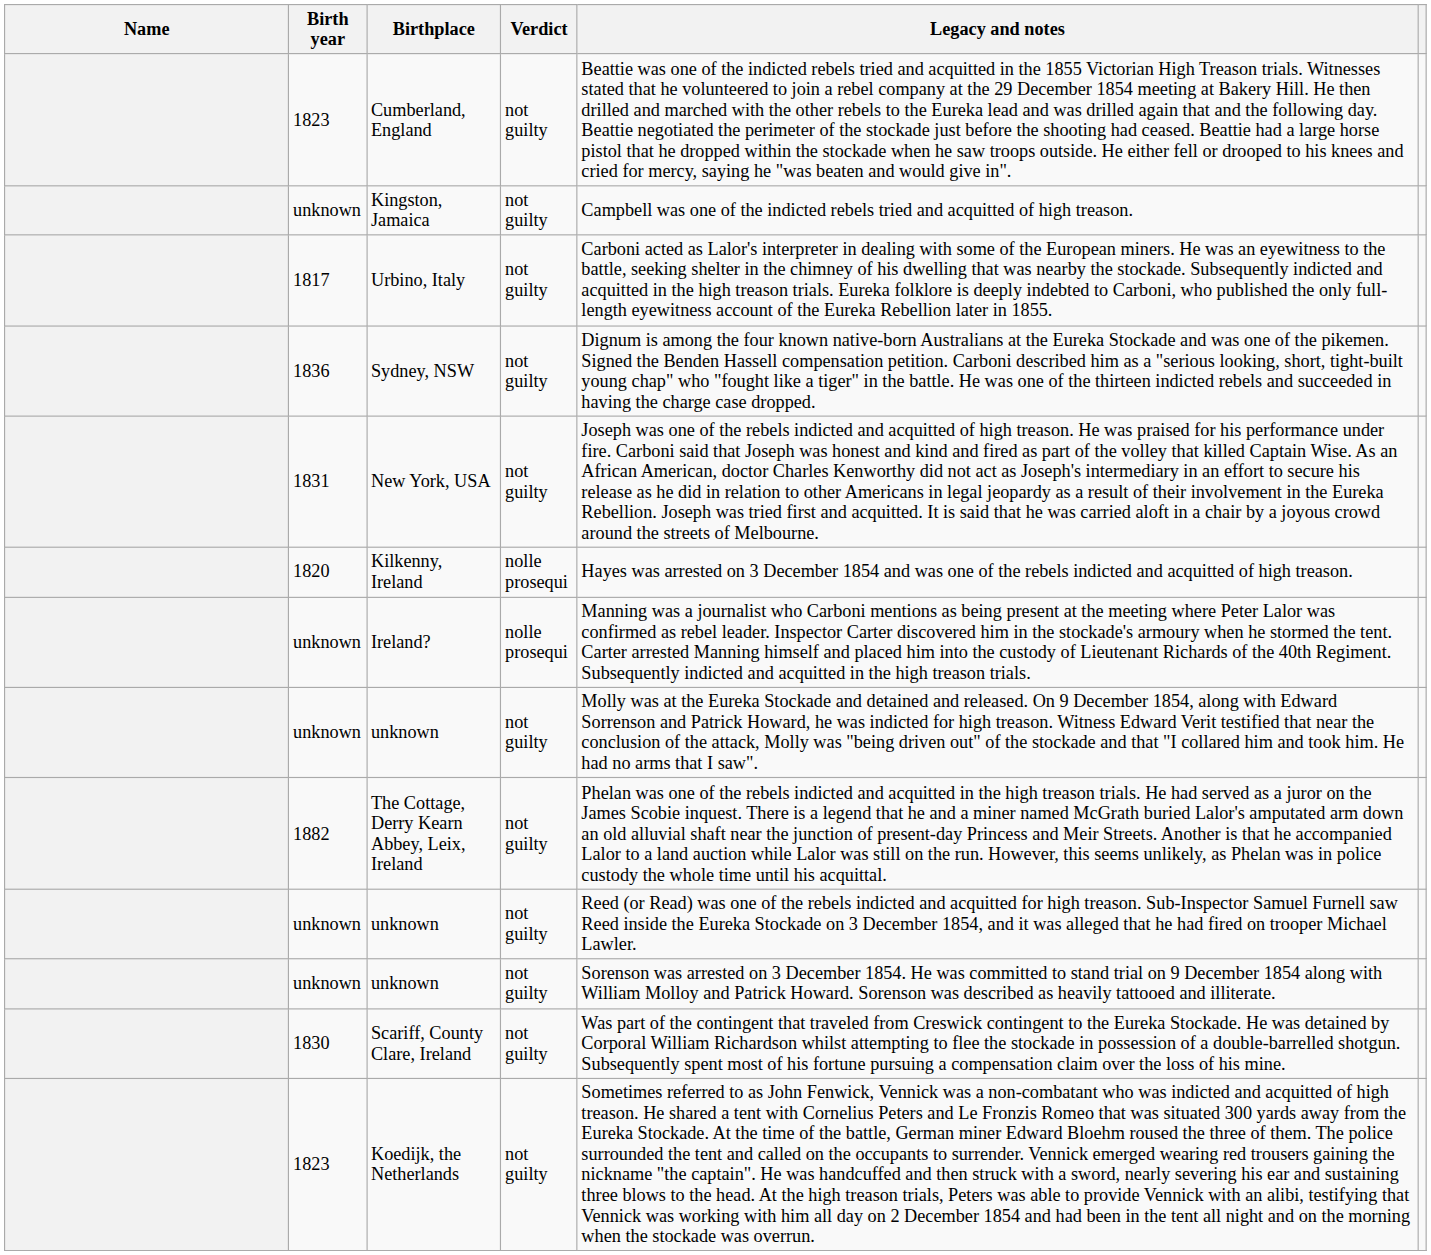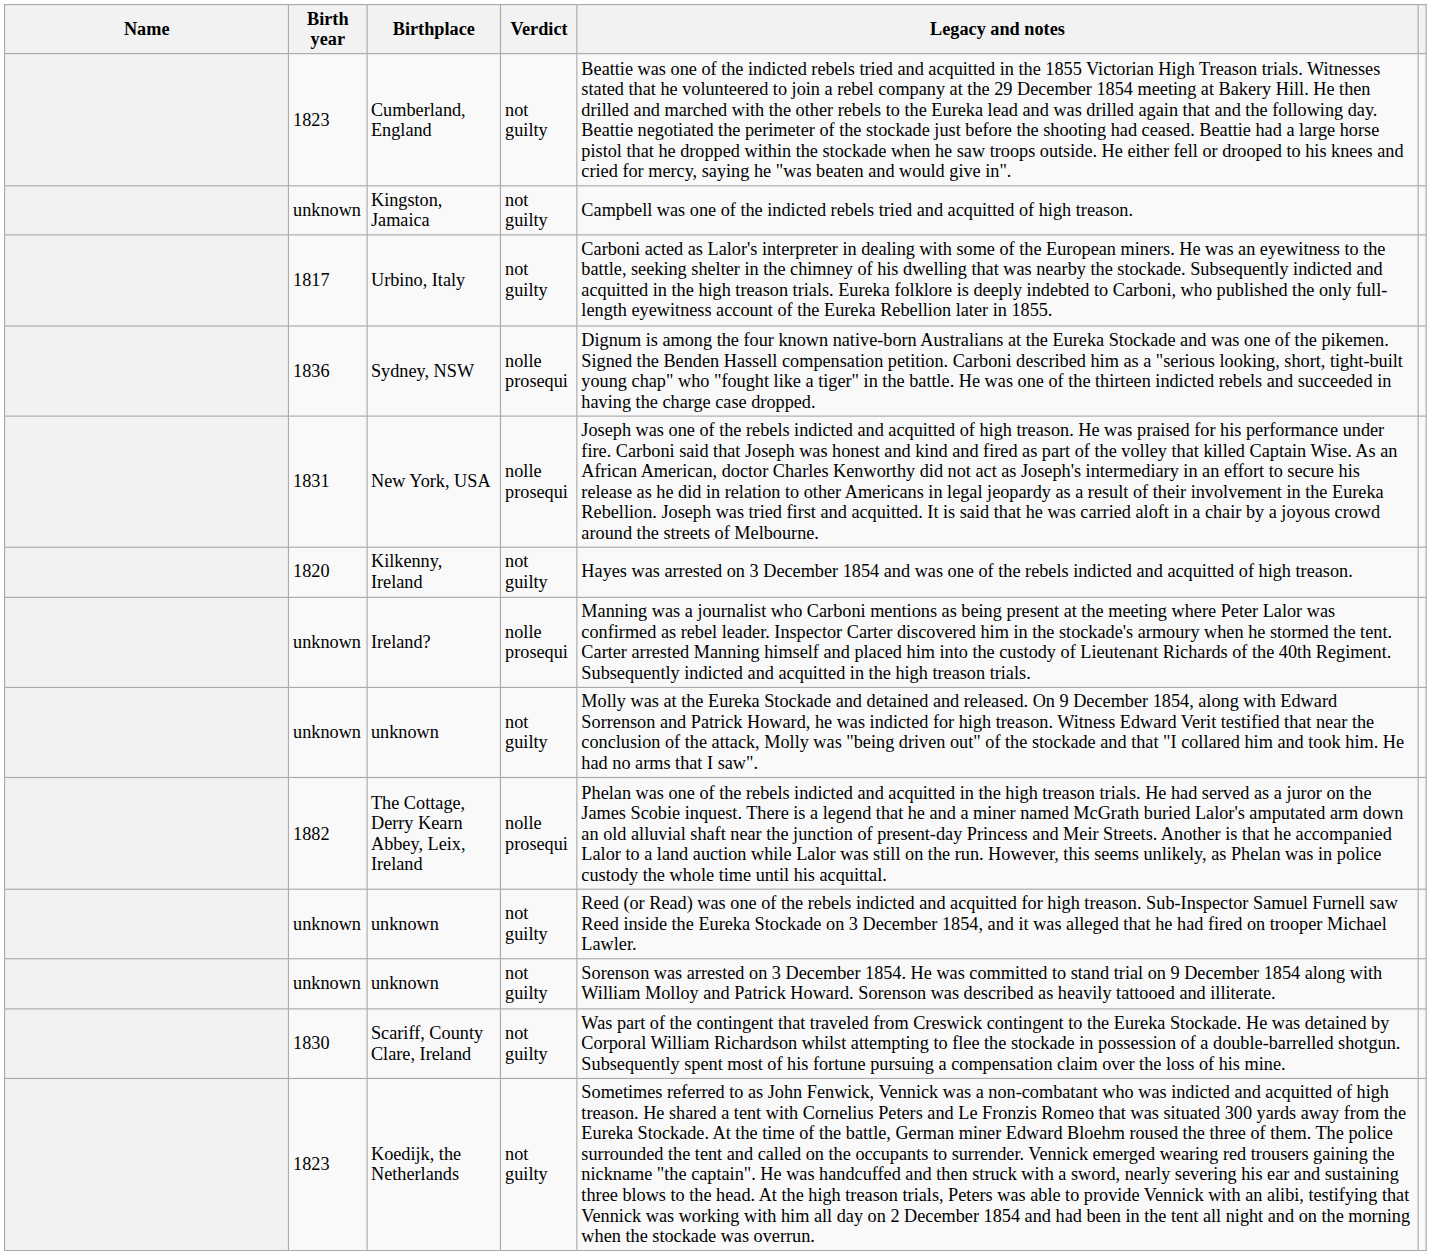(526, 370) not guilty -> (536, 370) nolle prosequi
(526, 481) not guilty -> (536, 481) nolle prosequi
(536, 572) nolle prosequi -> (526, 572) not guilty
(526, 833) not guilty -> (536, 833) nolle prosequi
